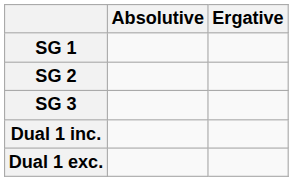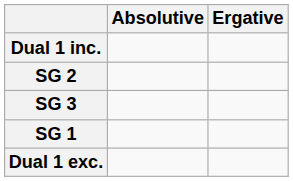rows swapped: (56, 47) <-> (56, 133)
